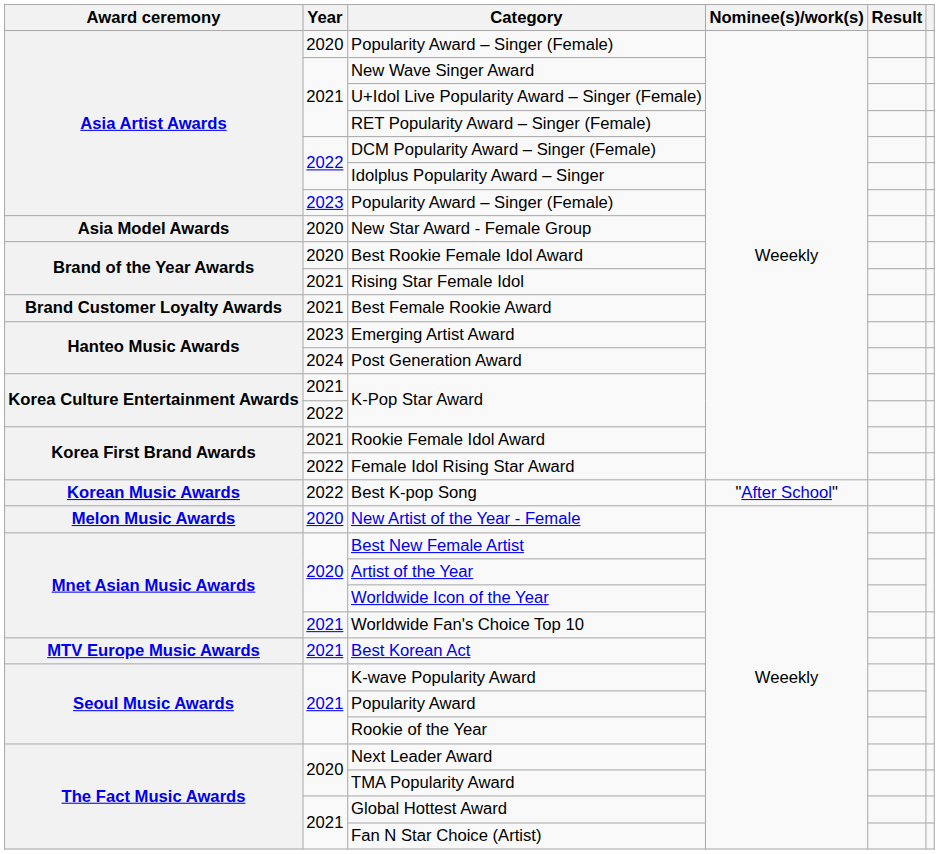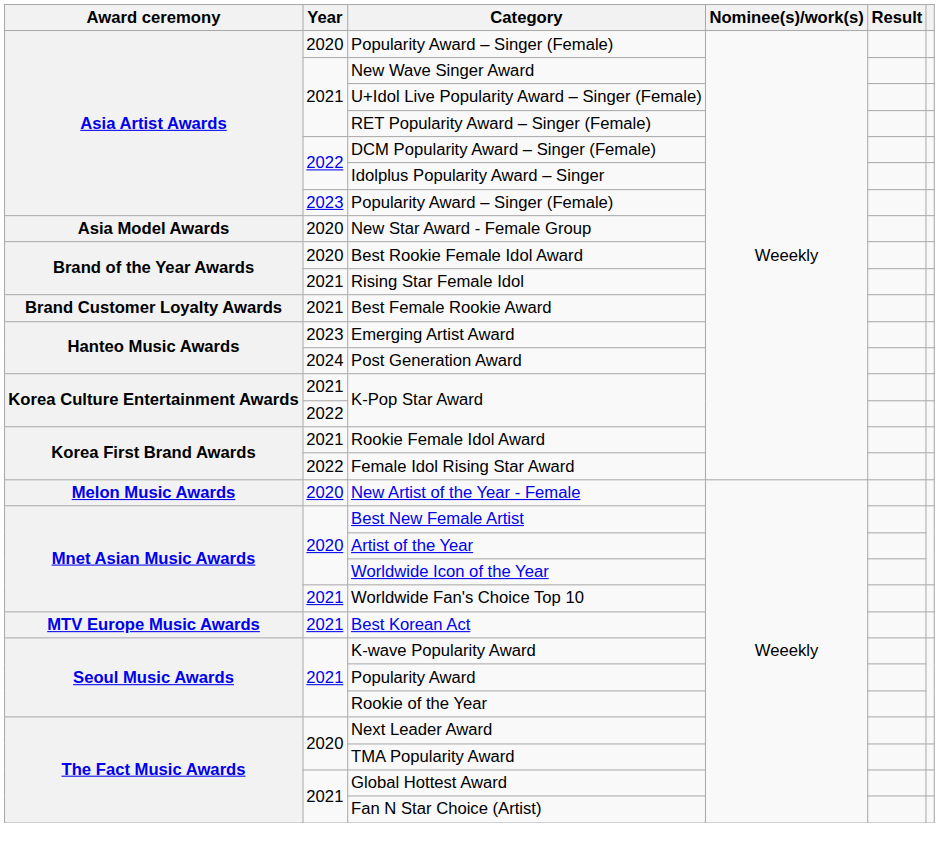- row: (325, 492)
